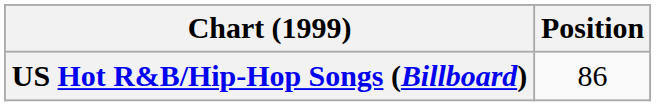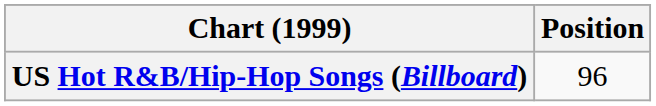(593, 75) 86 -> (593, 75) 96
